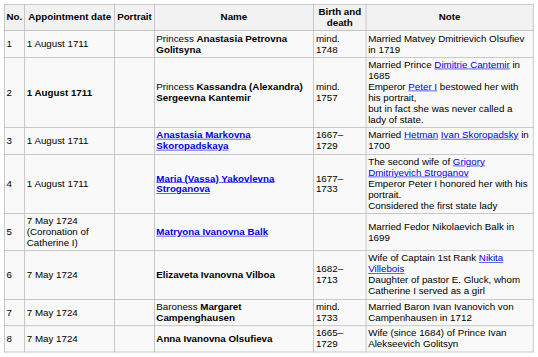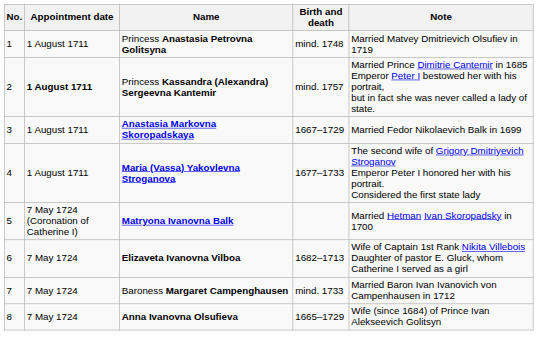- column: (134, 17)
(448, 141) Married Hetman Ivan Skoropadsky in 1700 -> (436, 130) Married Fedor Nikolaevich Balk in 1699
(441, 232) Married Fedor Nikolaevich Balk in 1699 -> (432, 221) Married Hetman Ivan Skoropadsky in 1700
